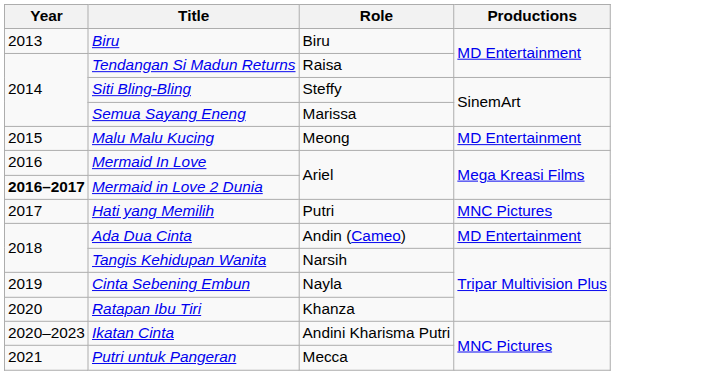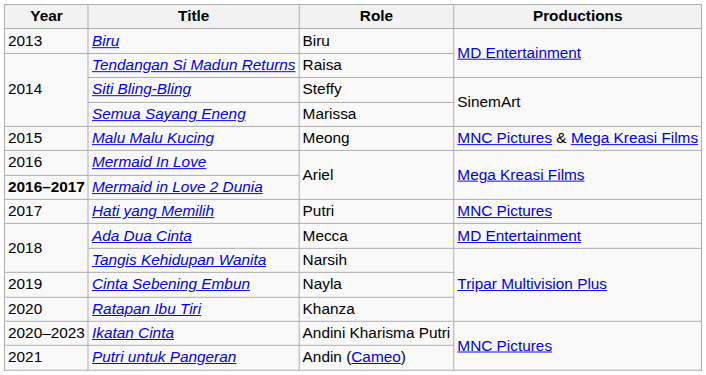(519, 138) MD Entertainment -> (578, 138) MNC Pictures & Mega Kreasi Films
(354, 235) Andin (Cameo) -> (325, 235) Mecca
(325, 357) Mecca -> (354, 357) Andin (Cameo)
